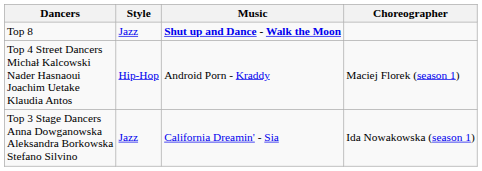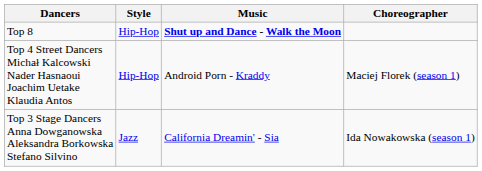(128, 31) Jazz -> (139, 31) Hip-Hop
